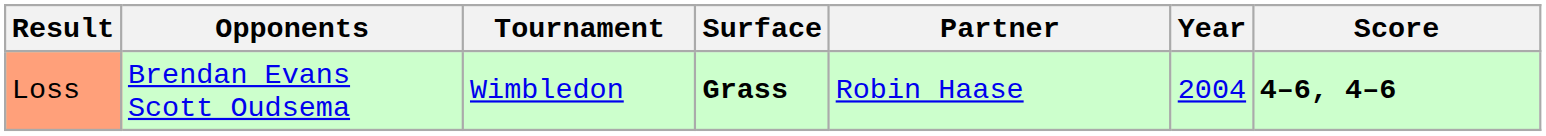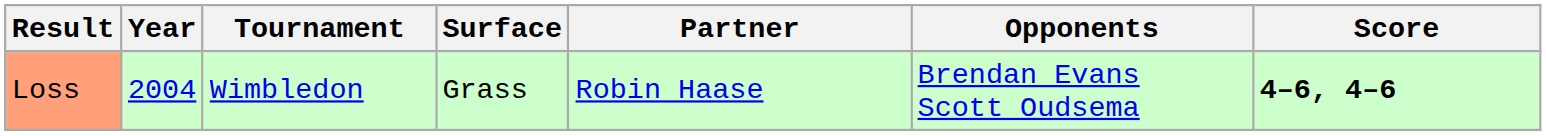columns swapped: (1212, 28) <-> (292, 28)
(745, 91) bold -> (485, 91) normal
